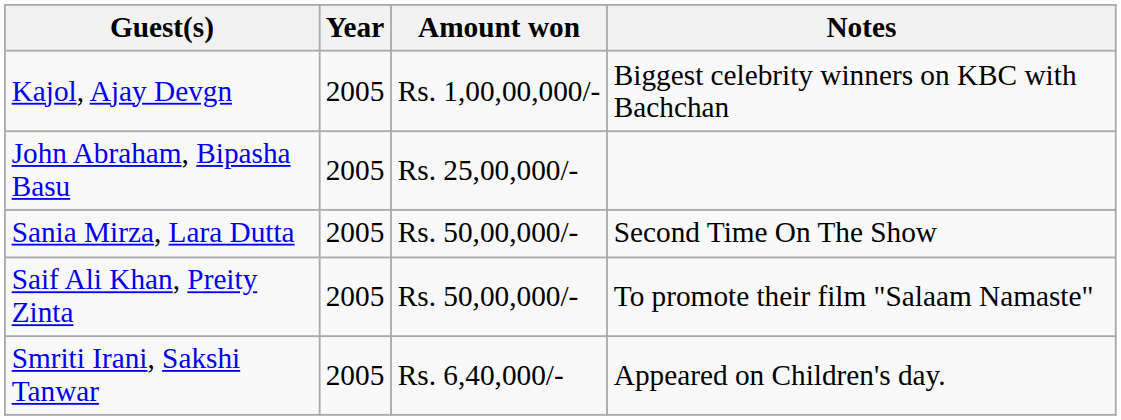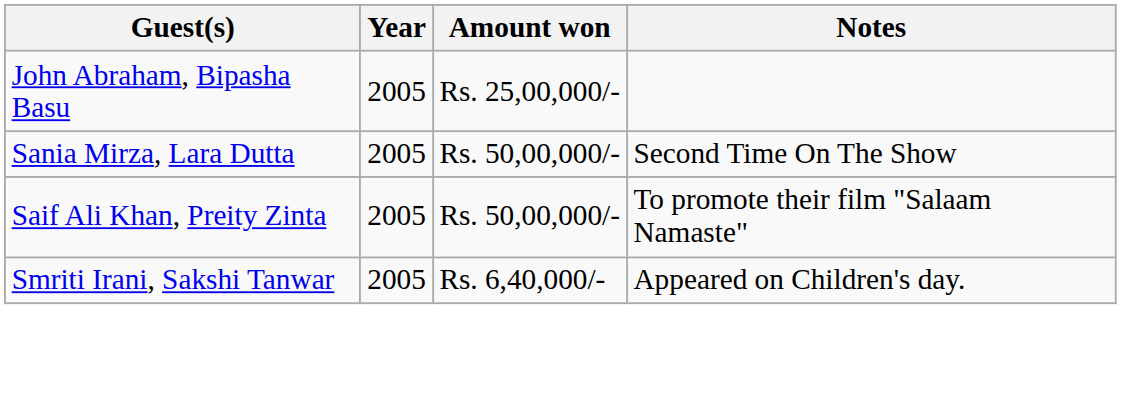- row: (122, 90)
